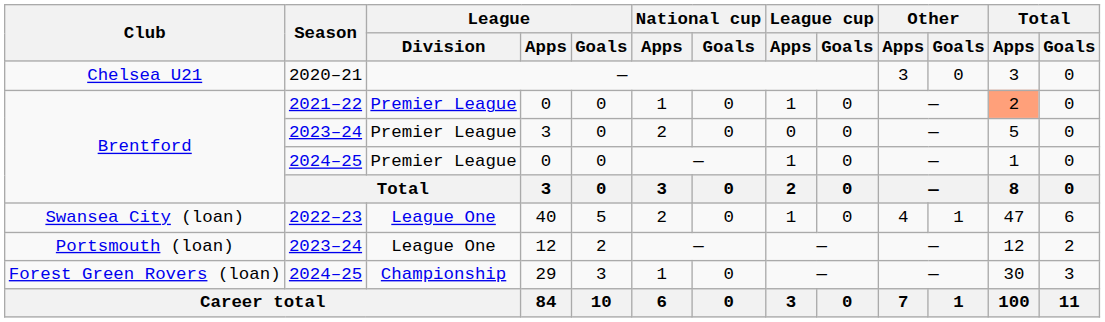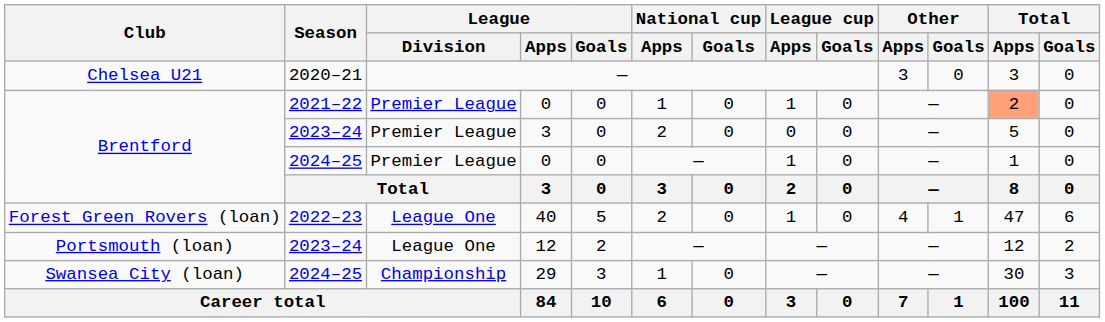(145, 218) Swansea City (loan) -> (145, 218) Forest Green Rovers (loan)
(145, 274) Forest Green Rovers (loan) -> (145, 274) Swansea City (loan)
